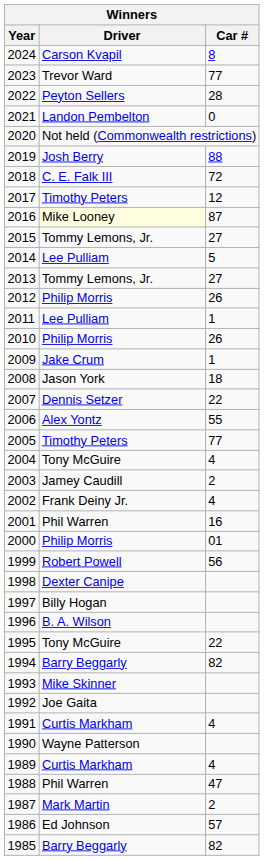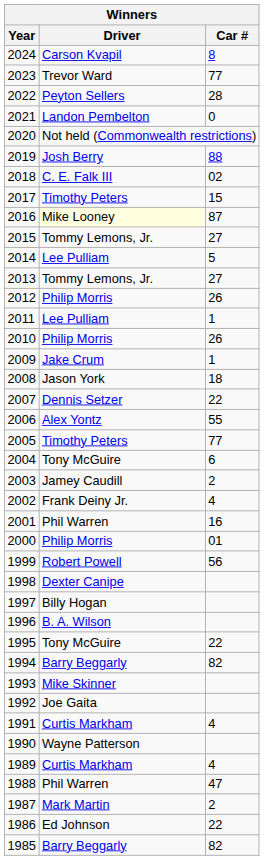(215, 177) 72 -> (215, 177) 02
(215, 197) 12 -> (215, 197) 15
(212, 460) 4 -> (212, 460) 6
(215, 825) 57 -> (215, 825) 22
